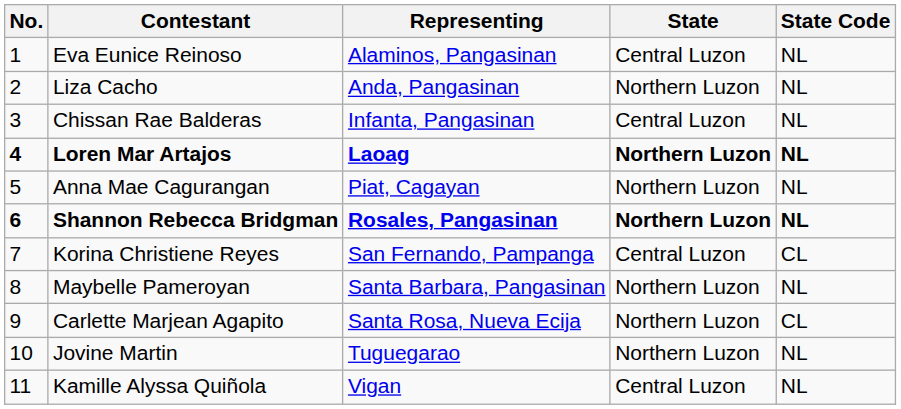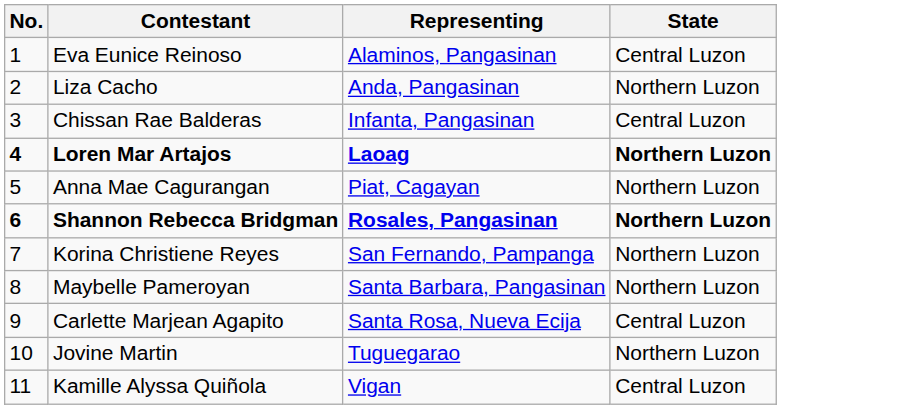- column: (836, 21)
(680, 253) Central Luzon -> (687, 253) Northern Luzon
(687, 320) Northern Luzon -> (680, 320) Central Luzon
